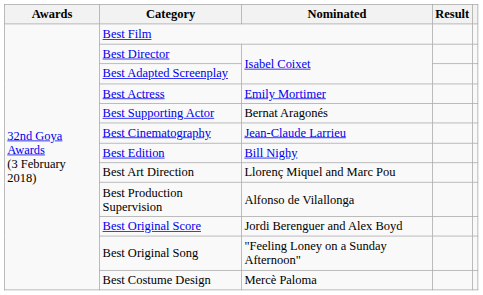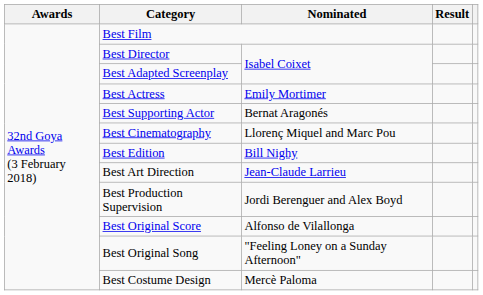(295, 133) Jean-Claude Larrieu -> (320, 133) Llorenç Miquel and Marc Pou
(320, 172) Llorenç Miquel and Marc Pou -> (295, 172) Jean-Claude Larrieu
(299, 199) Alfonso de Vilallonga -> (323, 199) Jordi Berenguer and Alex Boyd
(323, 226) Jordi Berenguer and Alex Boyd -> (299, 226) Alfonso de Vilallonga
